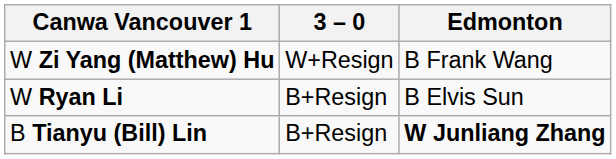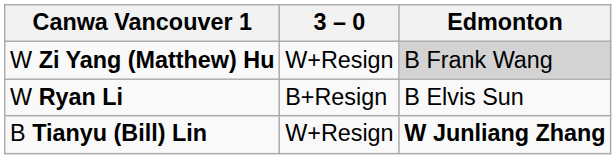(479, 60) no background -> (479, 60) lightgrey background
(336, 134) B+Resign -> (339, 134) W+Resign
